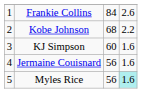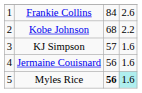(111, 46) 60 -> (111, 46) 57
(111, 79) normal -> (111, 79) bold
